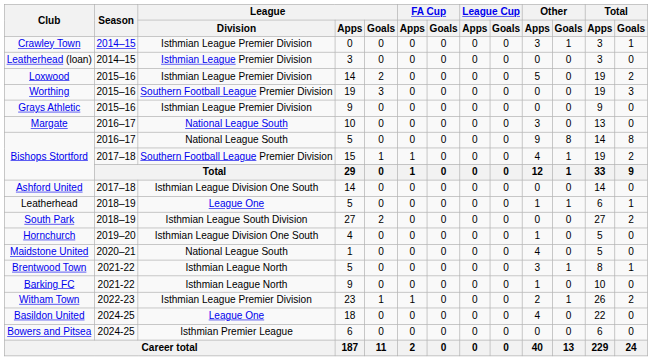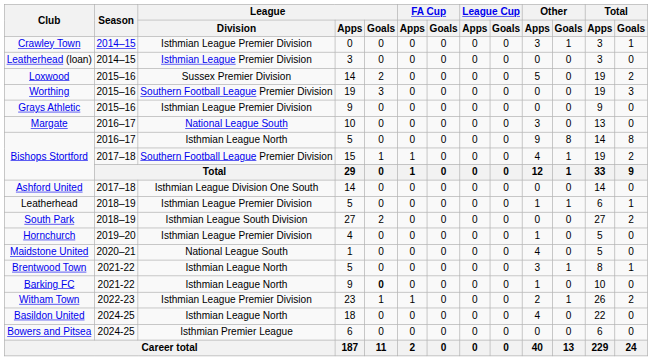(236, 76) Isthmian League Premier Division -> (236, 76) Sussex Premier Division
(236, 140) National League South -> (236, 140) Isthmian League North
(236, 204) League One -> (236, 204) Isthmian League Premier Division
(236, 236) Isthmian League Division One South -> (236, 236) Isthmian League Premier Division
(381, 284) normal -> (381, 284) bold
(236, 316) League One -> (236, 316) Isthmian League North
